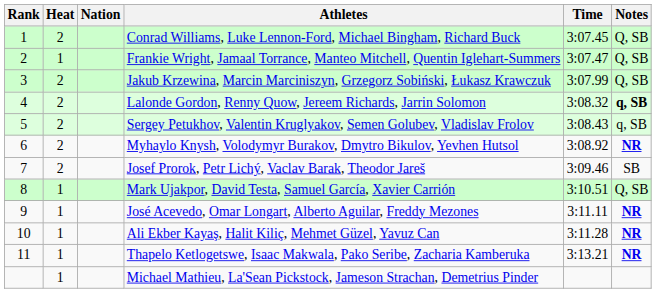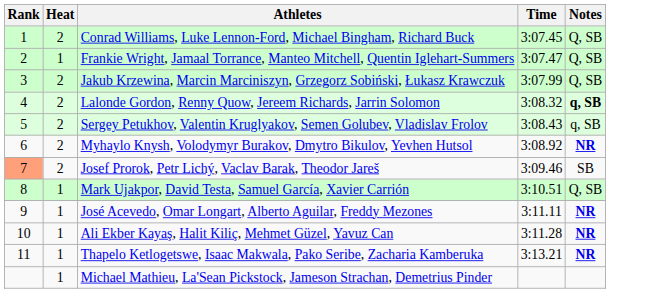- column: (101, 15)
(24, 168) no background -> (24, 168) lightsalmon background
